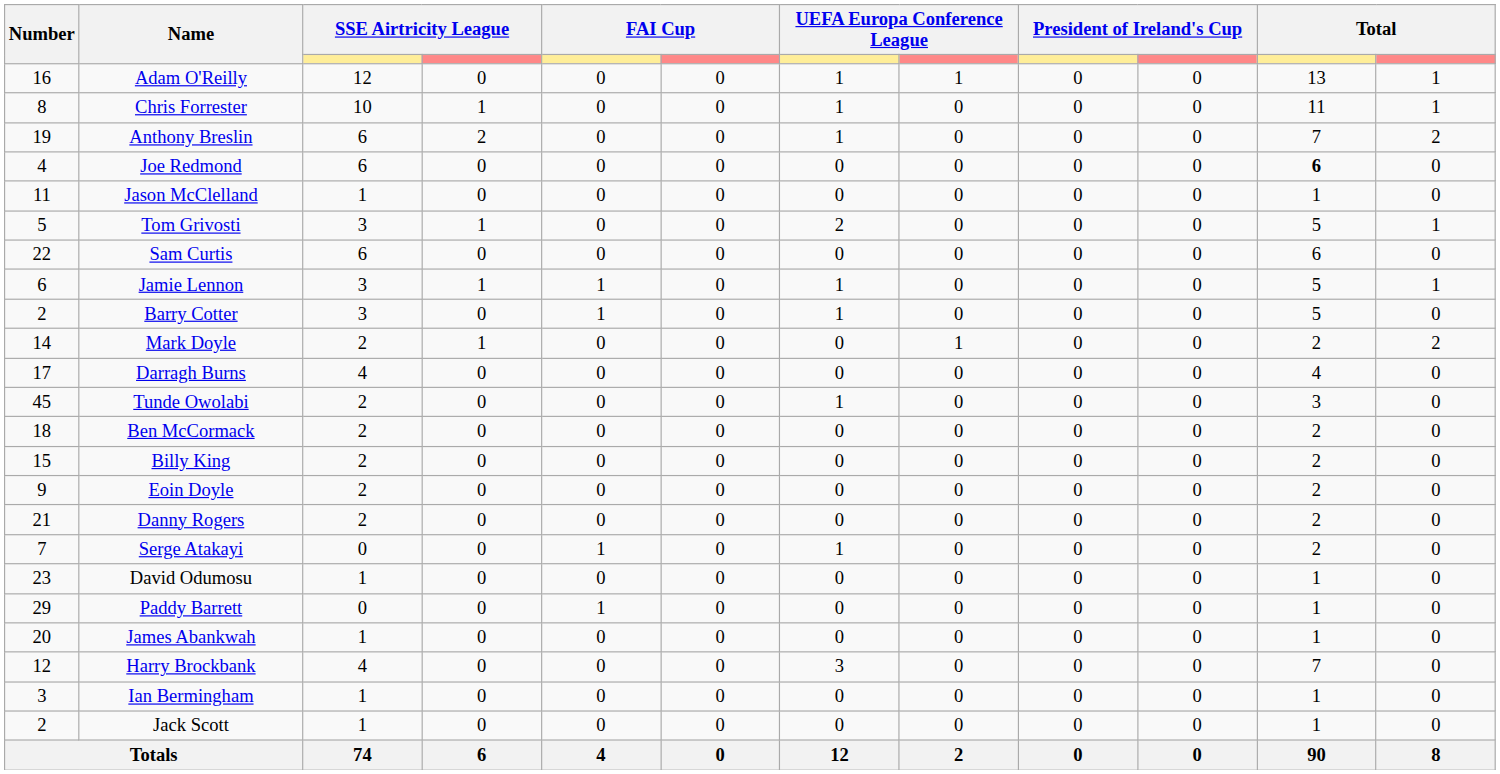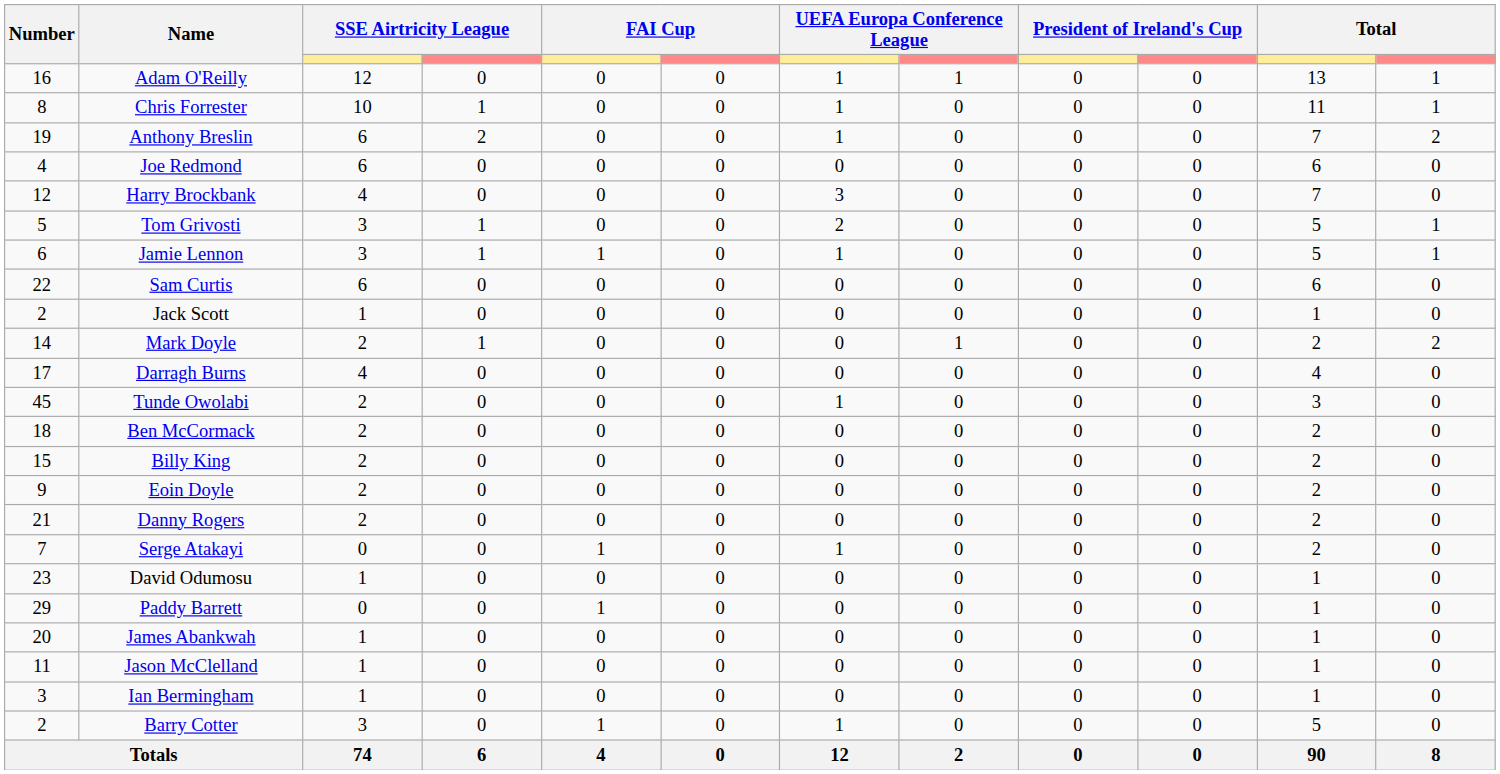(1317, 166) bold -> (1317, 166) normal
rows swapped: (191, 666) <-> (191, 195)
rows swapped: (191, 284) <-> (191, 254)
rows swapped: (191, 313) <-> (191, 725)
